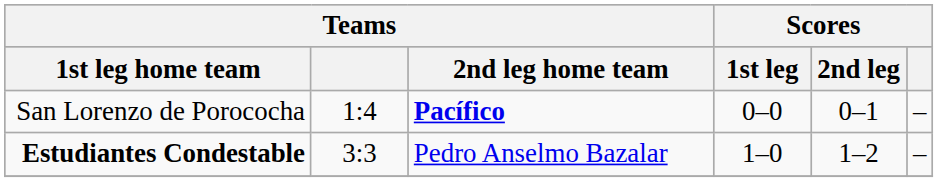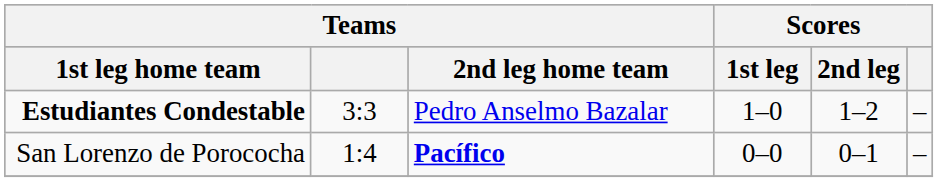rows swapped: (164, 153) <-> (161, 111)
